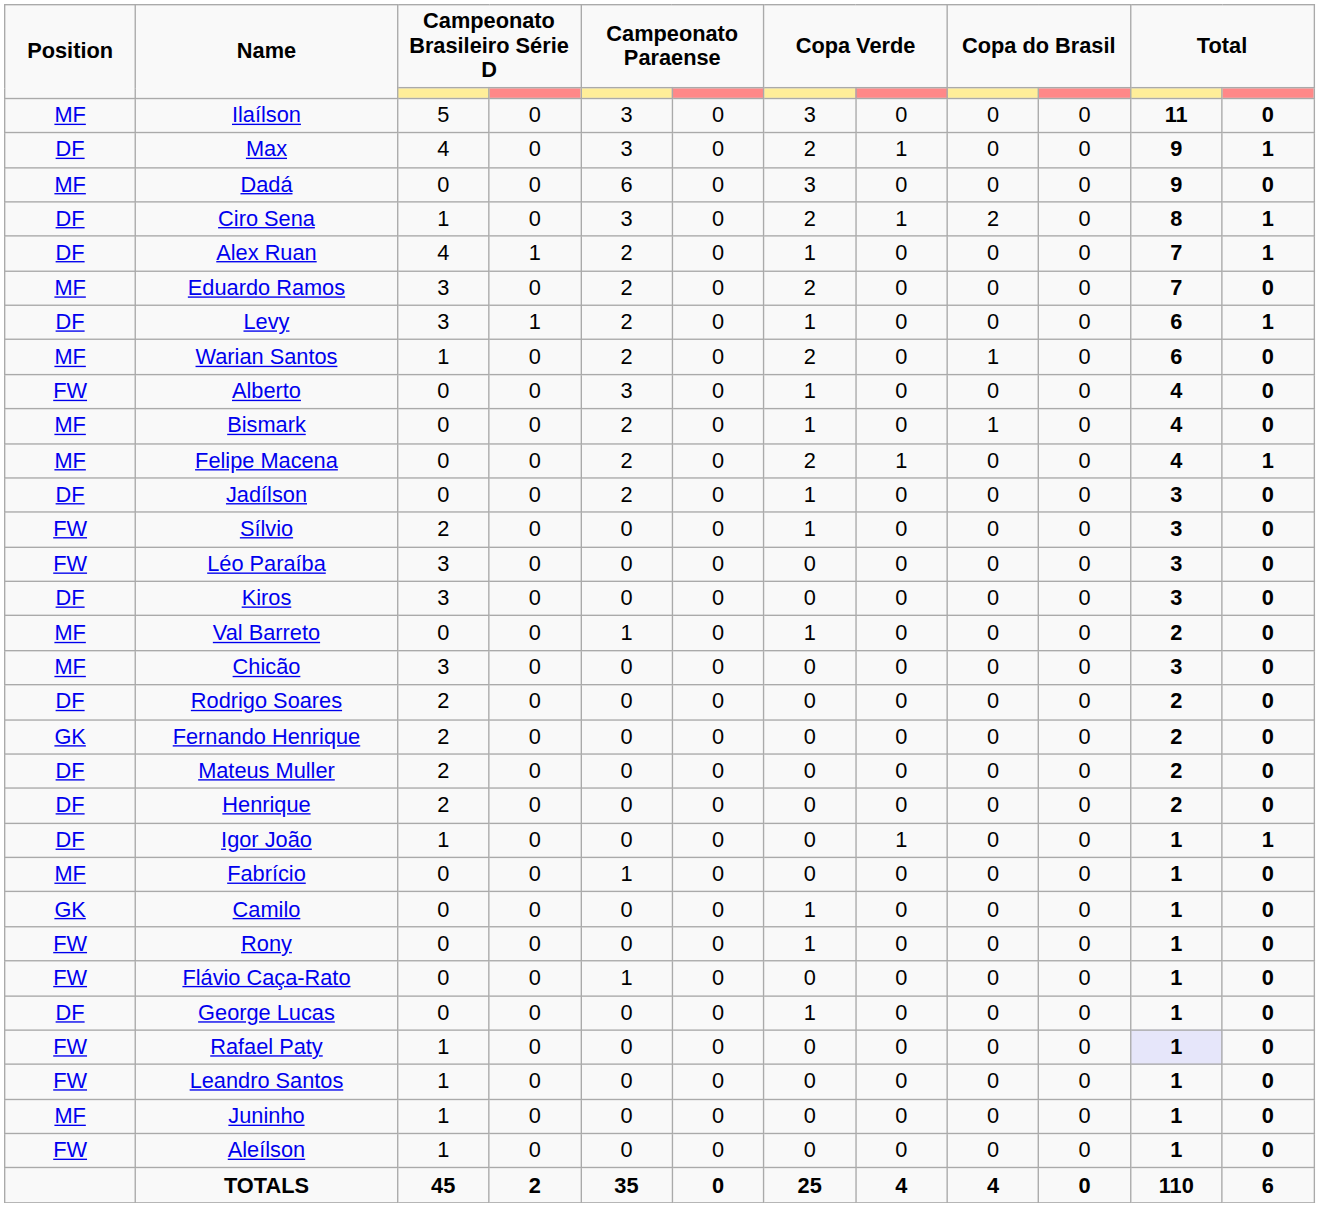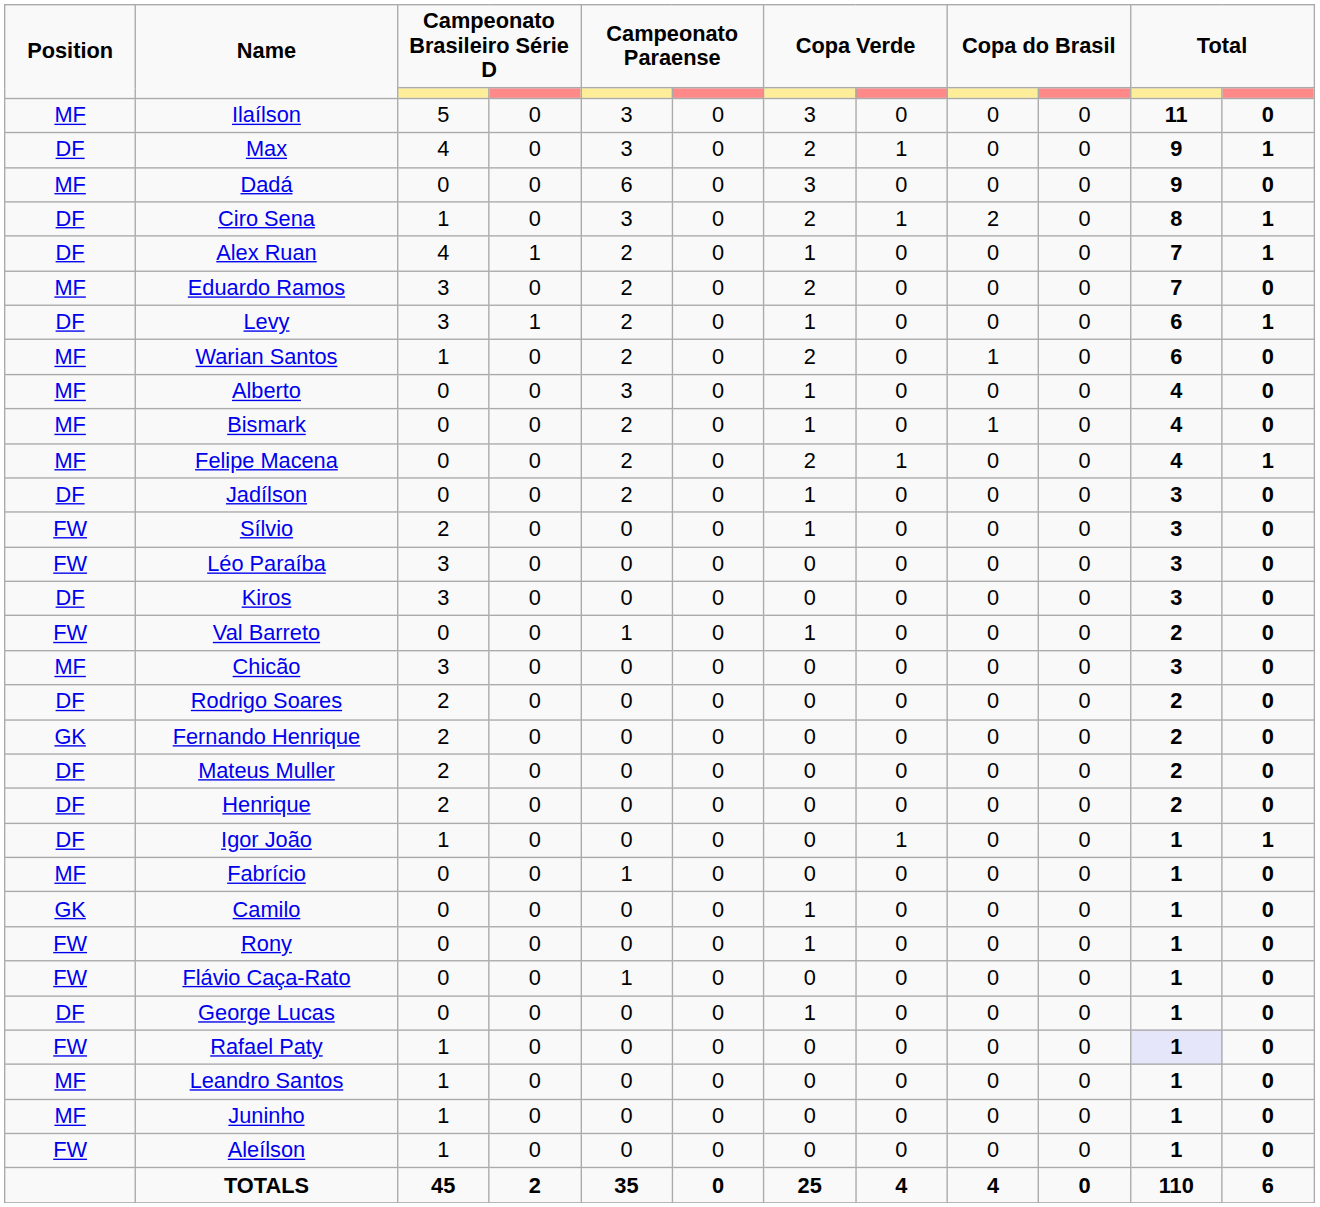(70, 391) FW -> (70, 391) MF
(70, 632) MF -> (70, 632) FW
(70, 1081) FW -> (70, 1081) MF
